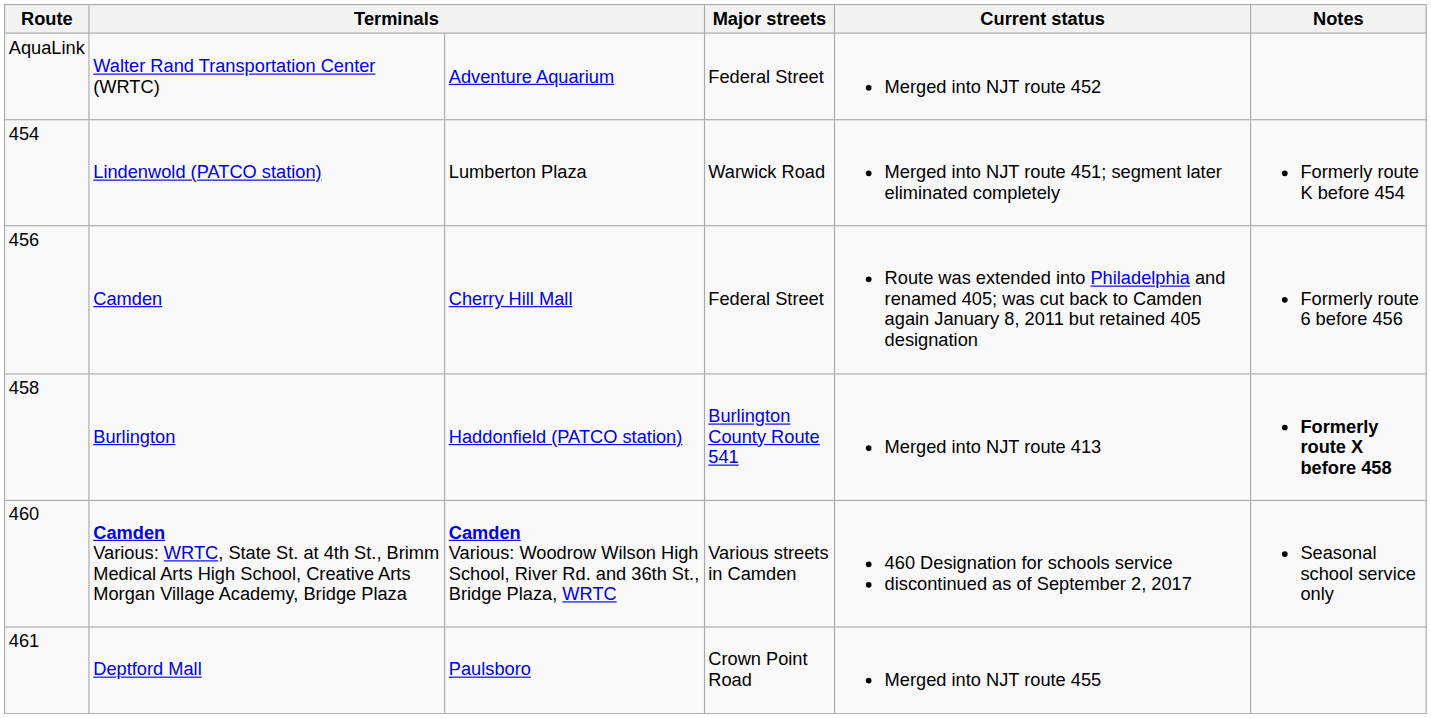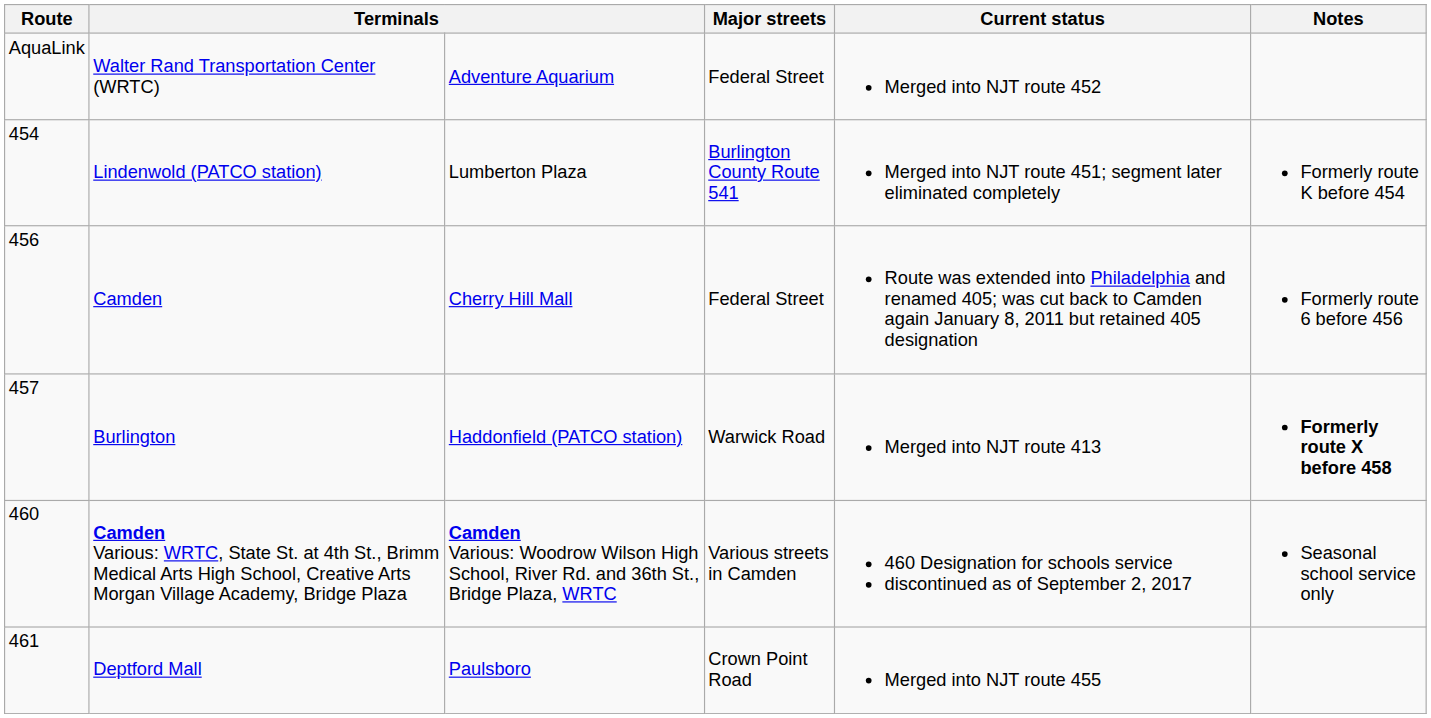(767, 172) Warwick Road -> (764, 172) Burlington County Route 541
(47, 388) 458 -> (47, 388) 457
(764, 436) Burlington County Route 541 -> (767, 436) Warwick Road
